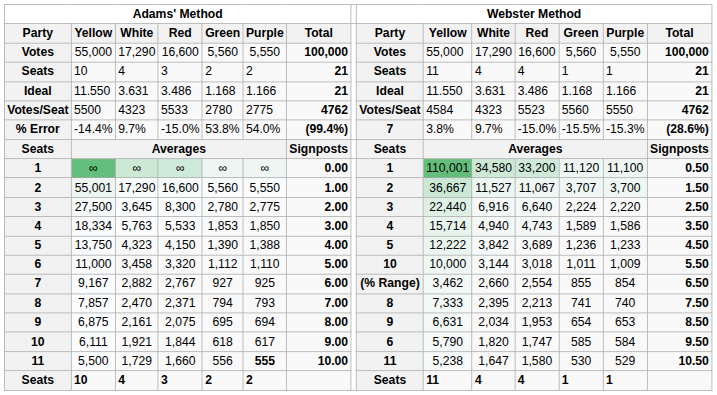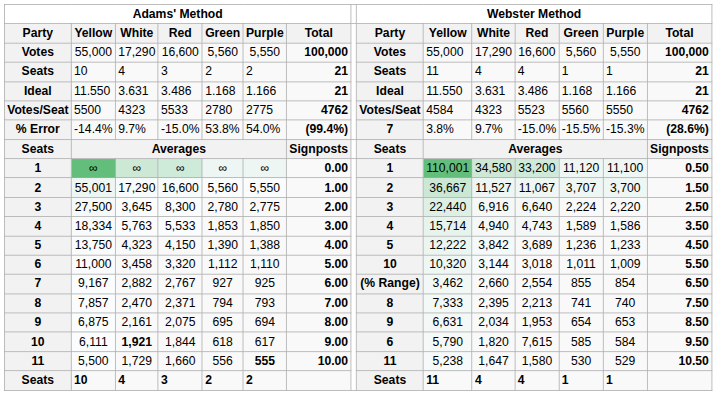(448, 264) 10,000 -> (448, 264) 10,320
(137, 341) normal -> (137, 341) bold
(537, 341) 1,747 -> (537, 341) 7,615
